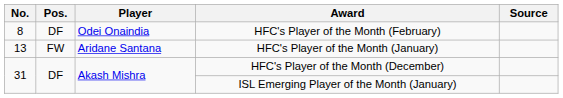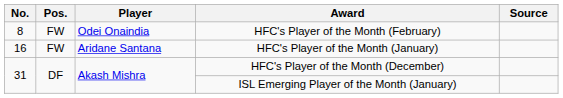(56, 31) DF -> (56, 31) FW
(20, 48) 13 -> (20, 48) 16
